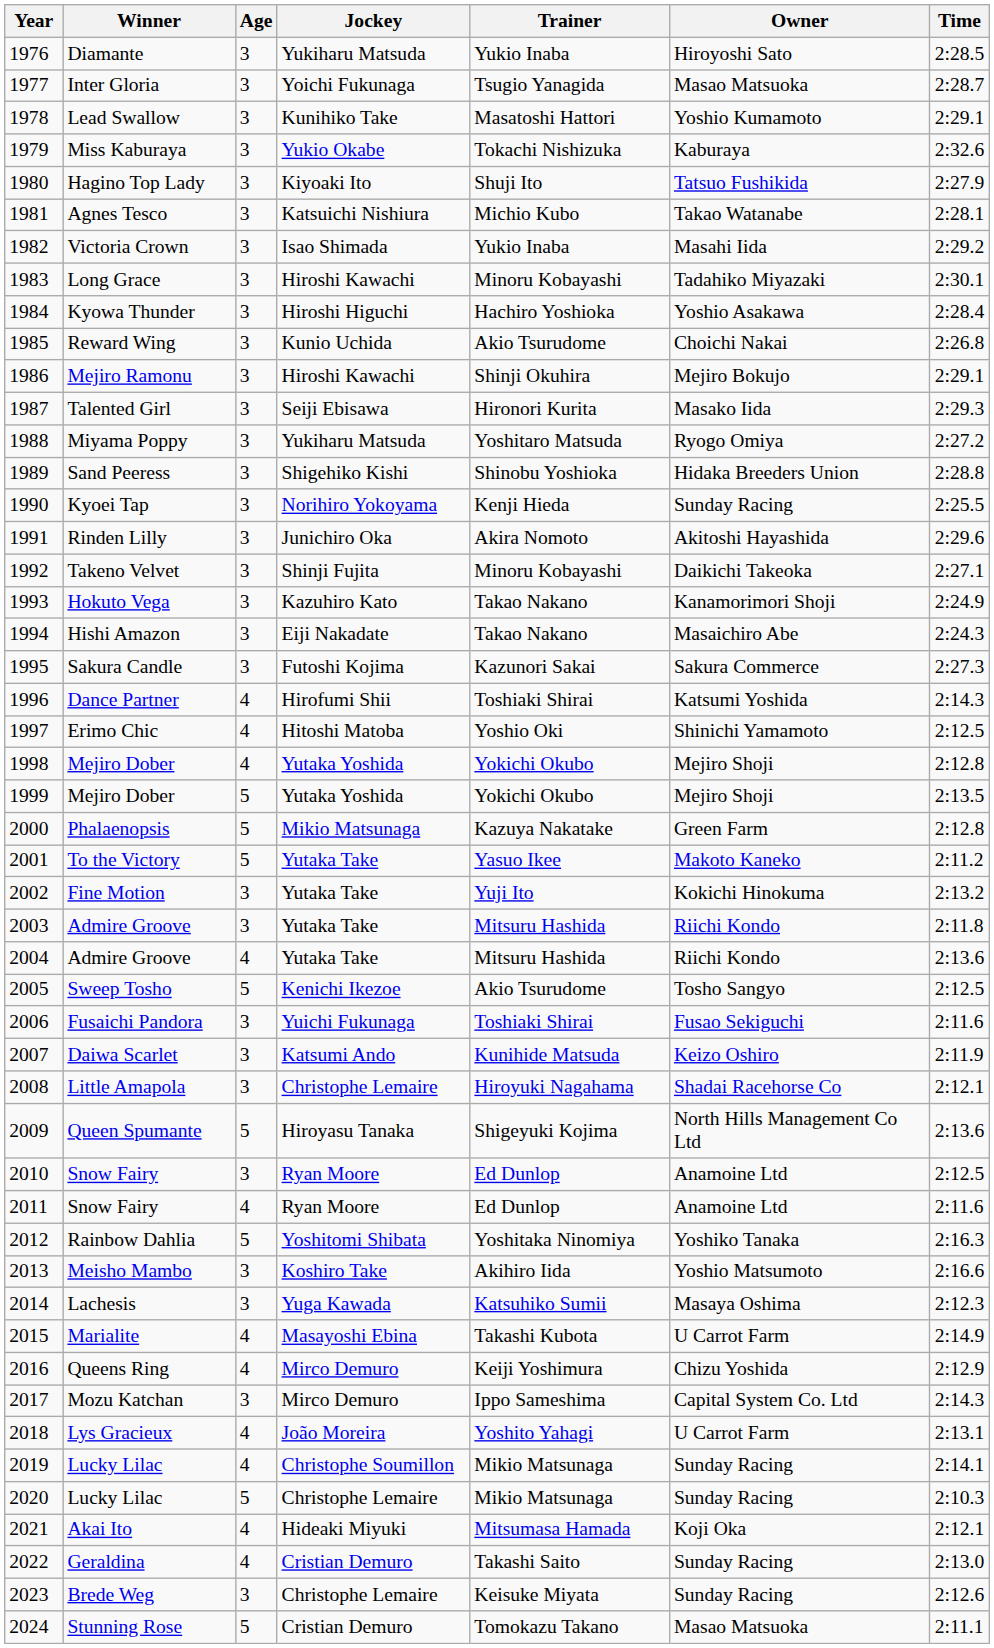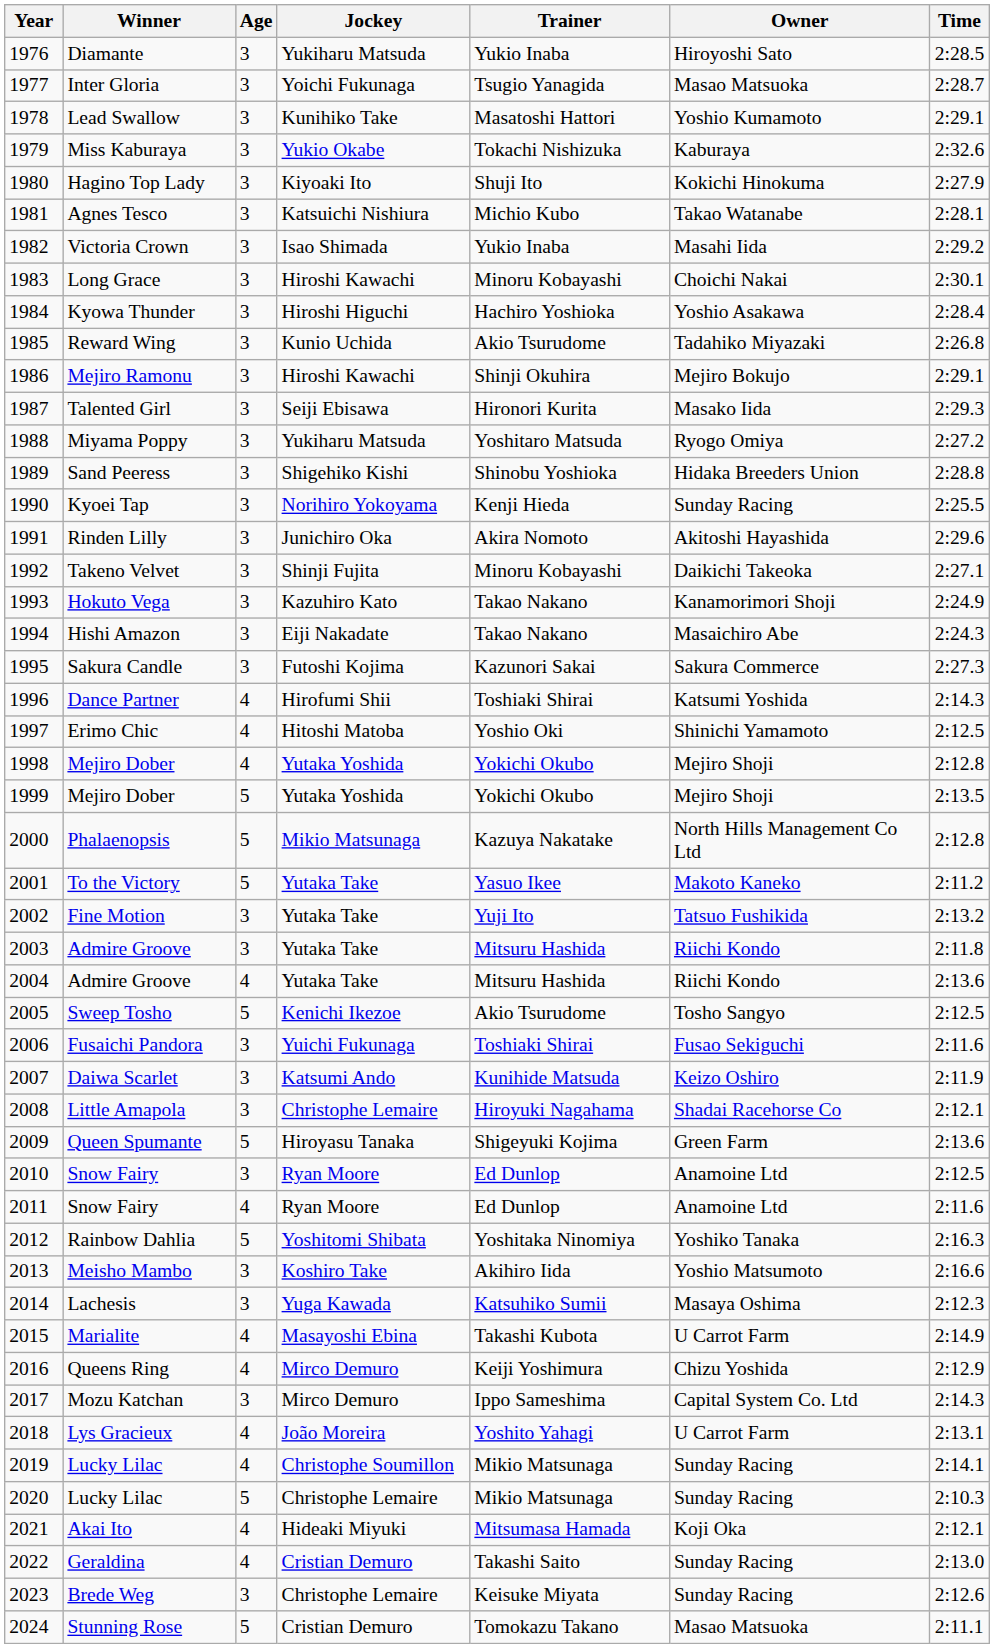(741, 182) Tatsuo Fushikida -> (749, 182) Kokichi Hinokuma
(750, 279) Tadahiko Miyazaki -> (731, 279) Choichi Nakai
(731, 344) Choichi Nakai -> (750, 344) Tadahiko Miyazaki
(721, 828) Green Farm -> (786, 840) North Hills Management Co Ltd
(749, 893) Kokichi Hinokuma -> (741, 916) Tatsuo Fushikida
(786, 1130) North Hills Management Co Ltd -> (721, 1142) Green Farm
